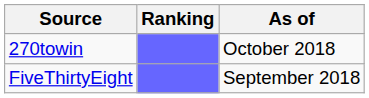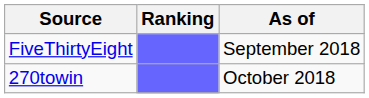rows swapped: (71, 78) <-> (46, 48)
